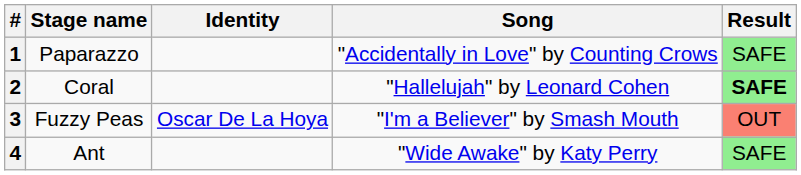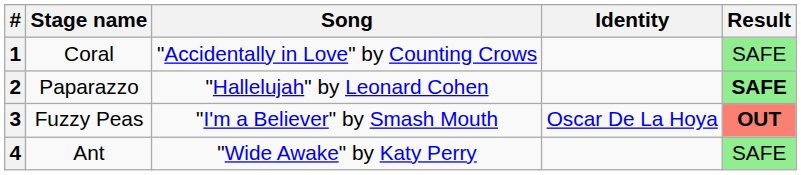columns swapped: (528, 20) <-> (242, 20)
(89, 53) Paparazzo -> (89, 53) Coral
(89, 86) Coral -> (89, 86) Paparazzo
(759, 119) normal -> (759, 119) bold
